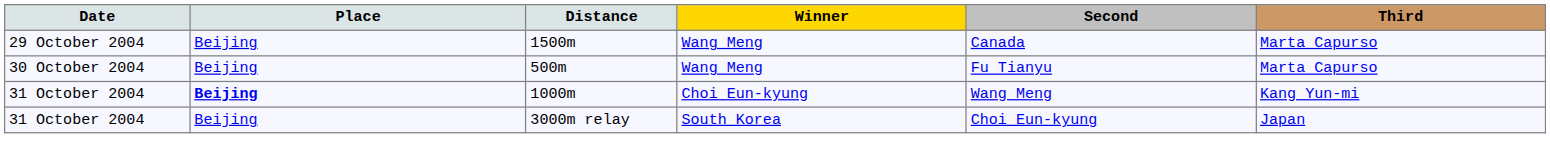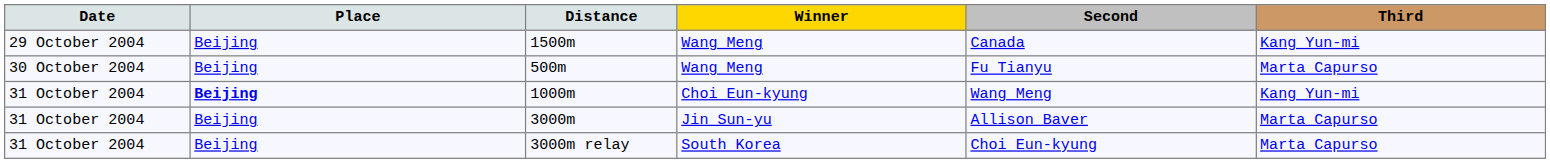(1319, 43) Marta Capurso -> (1310, 43) Kang Yun-mi
+ row: (553, 120)
(1283, 120) Japan -> (1319, 146) Marta Capurso
